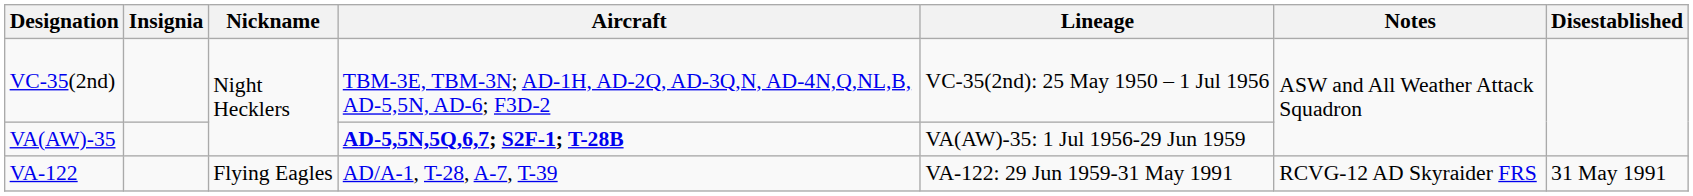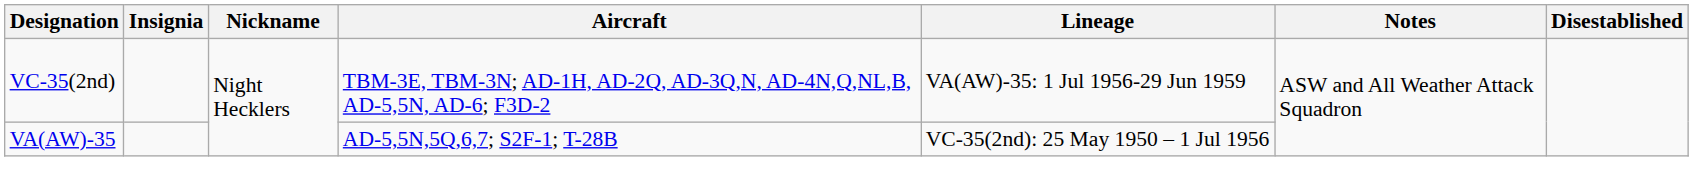(1097, 80) VC-35(2nd): 25 May 1950 – 1 Jul 1956 -> (1086, 80) VA(AW)-35: 1 Jul 1956-29 Jun 1959
(483, 138) bold -> (480, 138) normal
(1086, 138) VA(AW)-35: 1 Jul 1956-29 Jun 1959 -> (1098, 138) VC-35(2nd): 25 May 1950 – 1 Jul 1956
- row: (44, 172)
